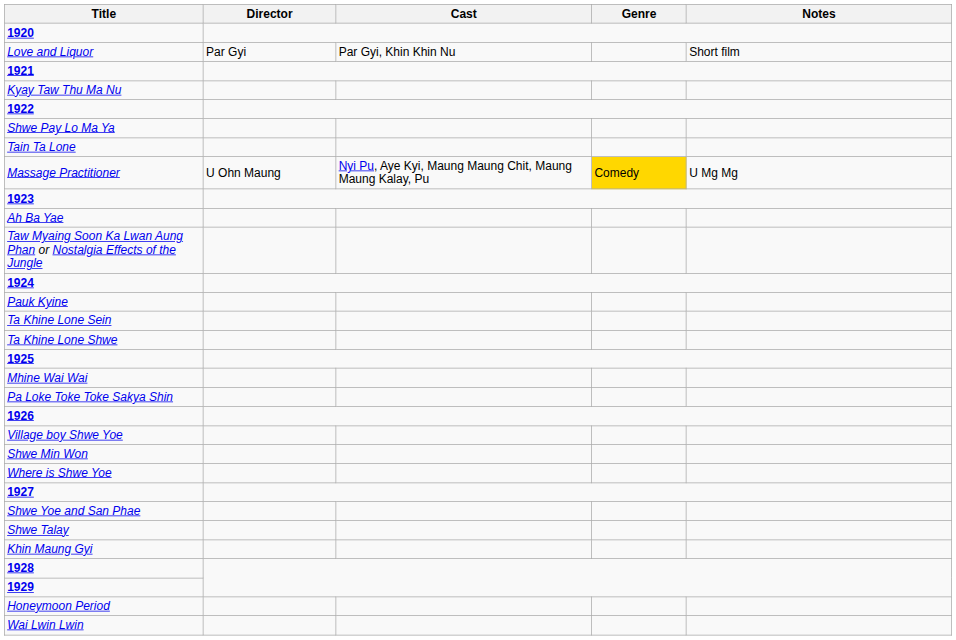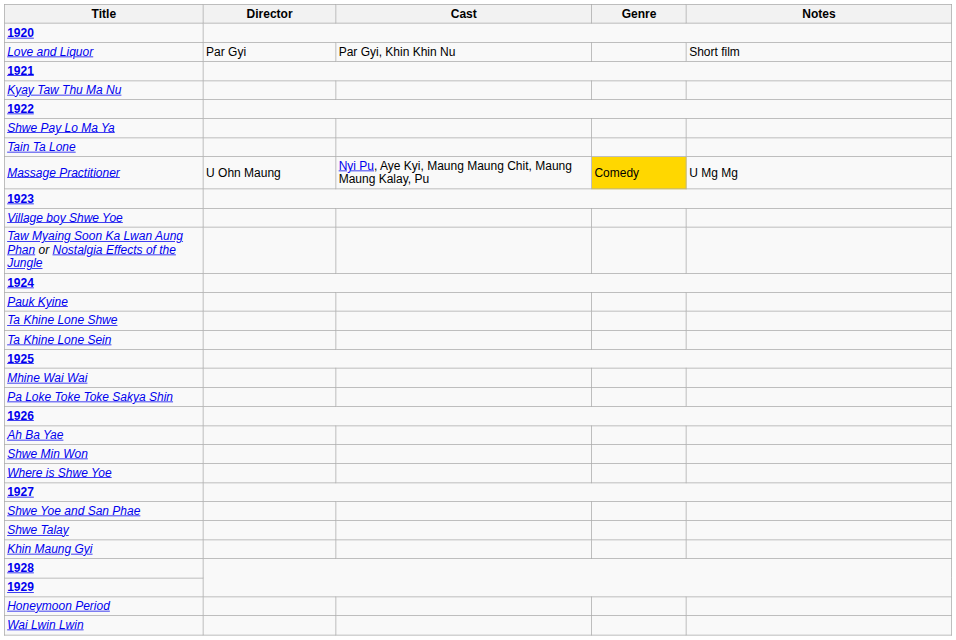rows swapped: (35, 217) <-> (65, 435)
rows swapped: (62, 339) <-> (59, 320)
